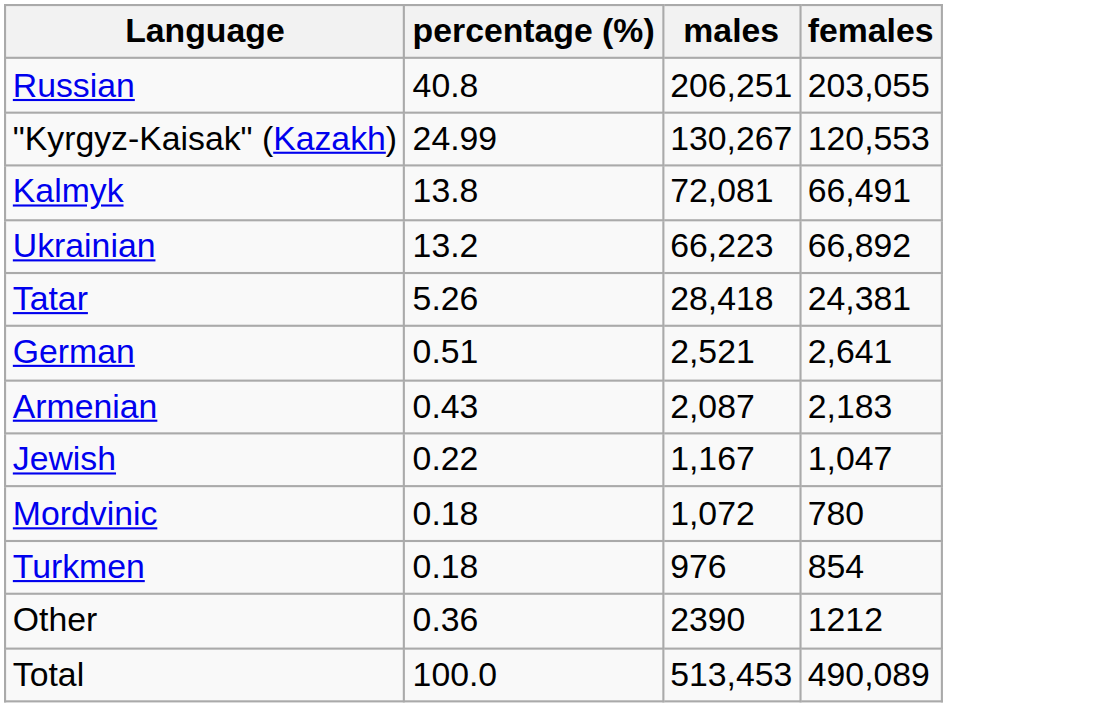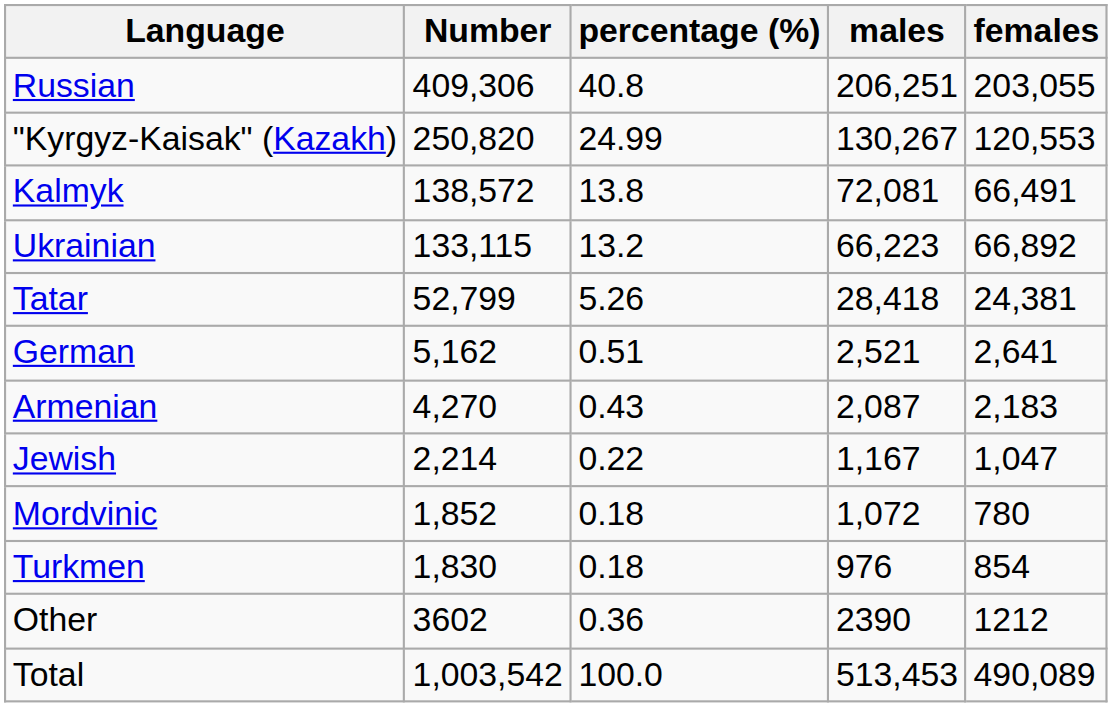+ column: (488, 31)
